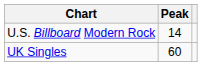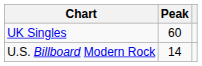rows swapped: (81, 33) <-> (37, 52)
